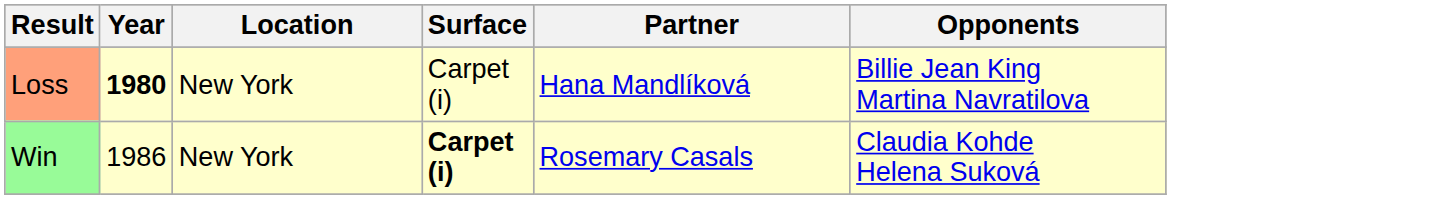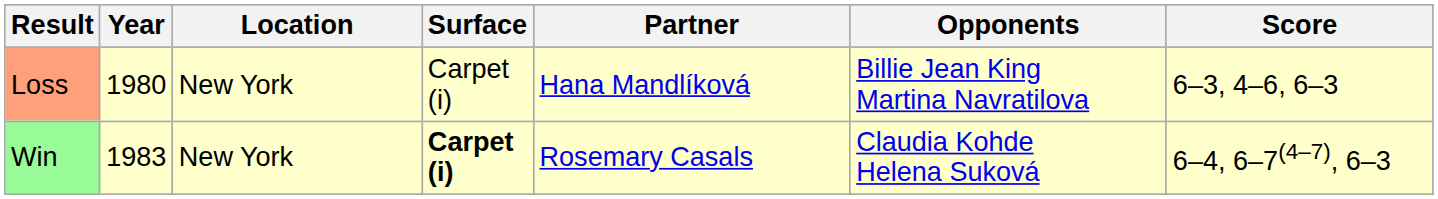+ column: (1300, 25)
(136, 84) bold -> (136, 84) normal
(136, 157) 1986 -> (136, 157) 1983
